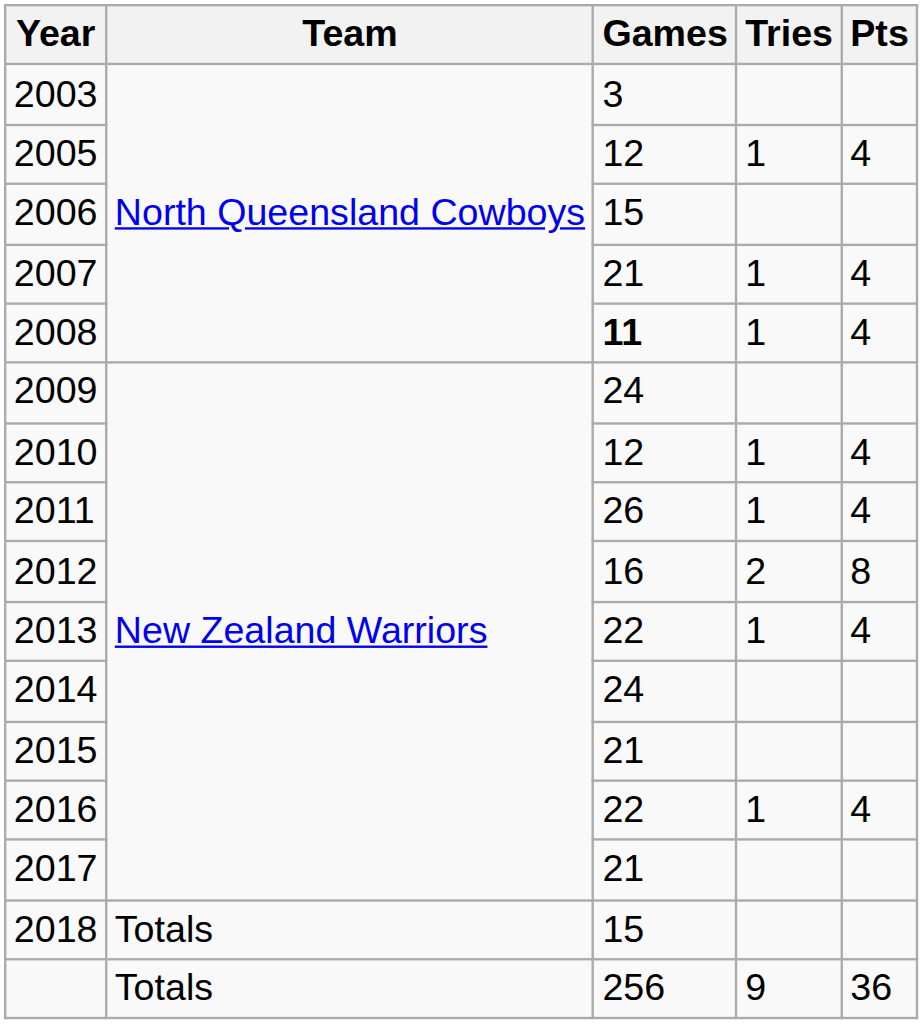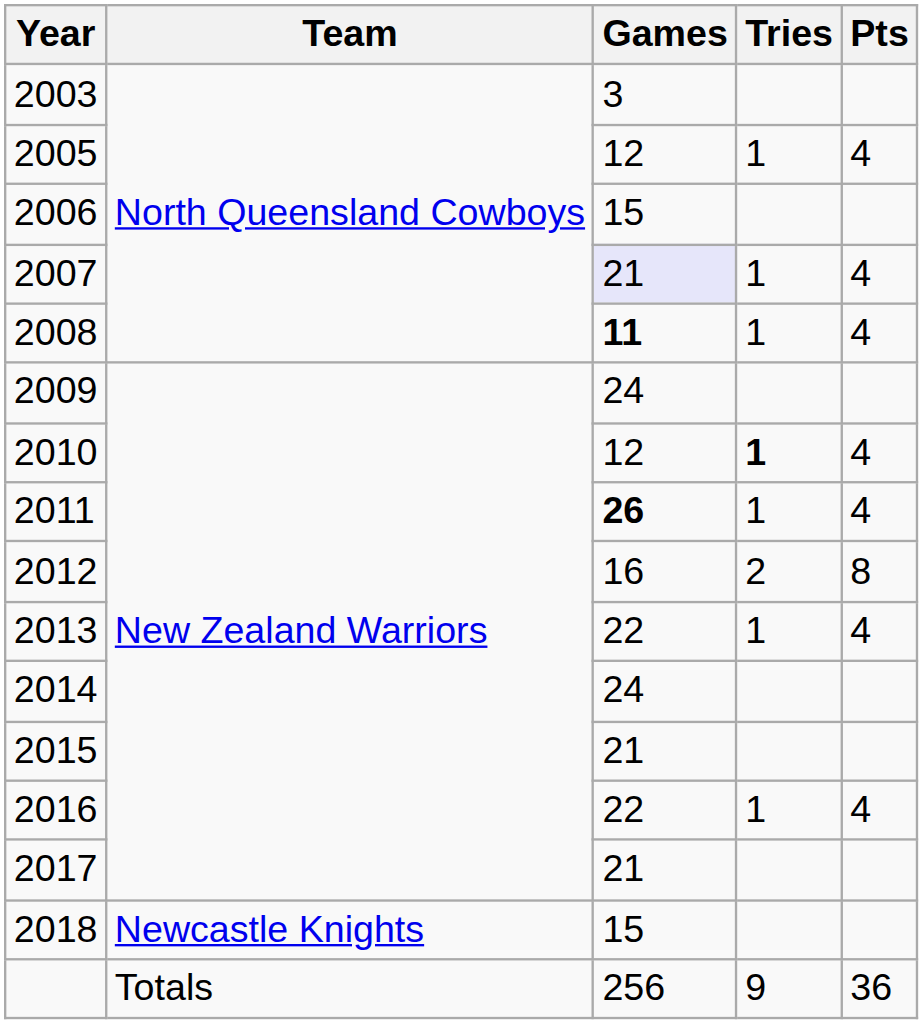(623, 272) no background -> (623, 272) lavender background
(756, 451) normal -> (756, 451) bold
(623, 511) normal -> (623, 511) bold
(164, 928) Totals -> (269, 928) Newcastle Knights
